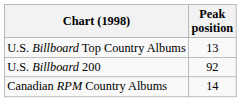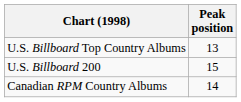(212, 67) 92 -> (212, 67) 15
